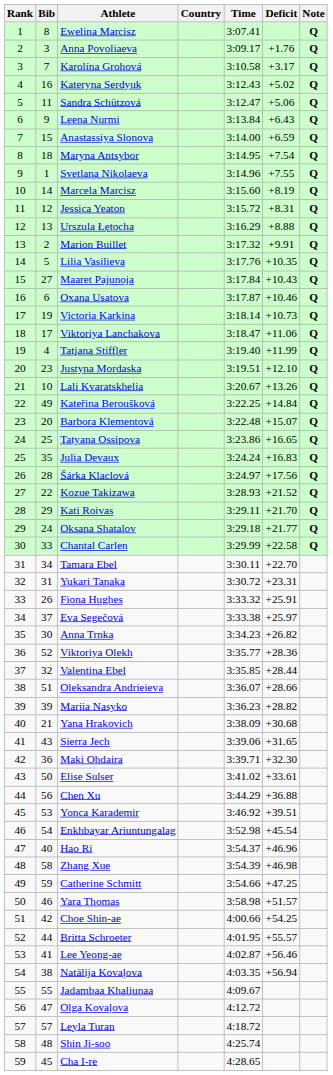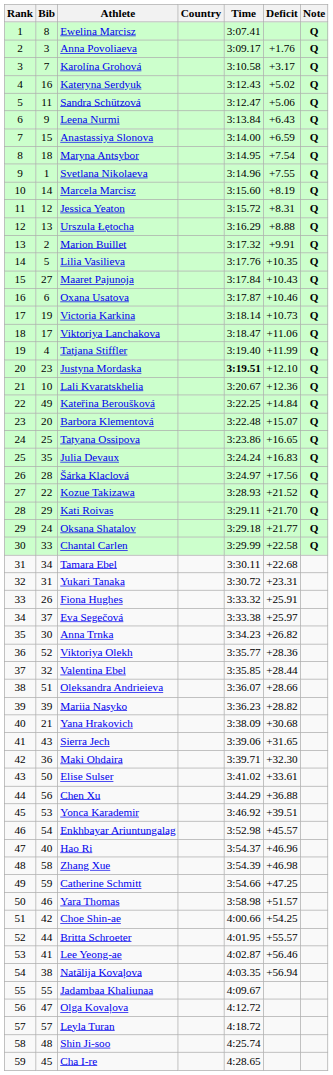(243, 368) normal -> (244, 368) bold
(281, 386) +13.26 -> (282, 386) +12.36
(281, 564) +22.70 -> (282, 564) +22.68
(281, 830) +45.54 -> (282, 830) +45.57
